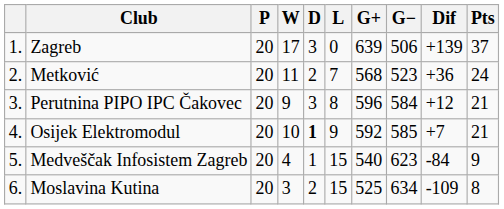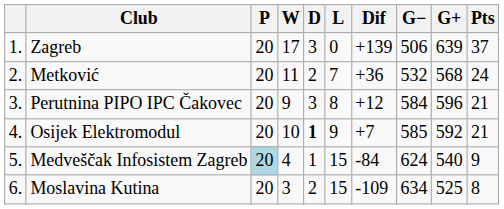columns swapped: (369, 18) <-> (444, 18)
(404, 75) 523 -> (414, 75) 532
(265, 160) no background -> (265, 160) lightblue background
(404, 160) 623 -> (414, 160) 624
